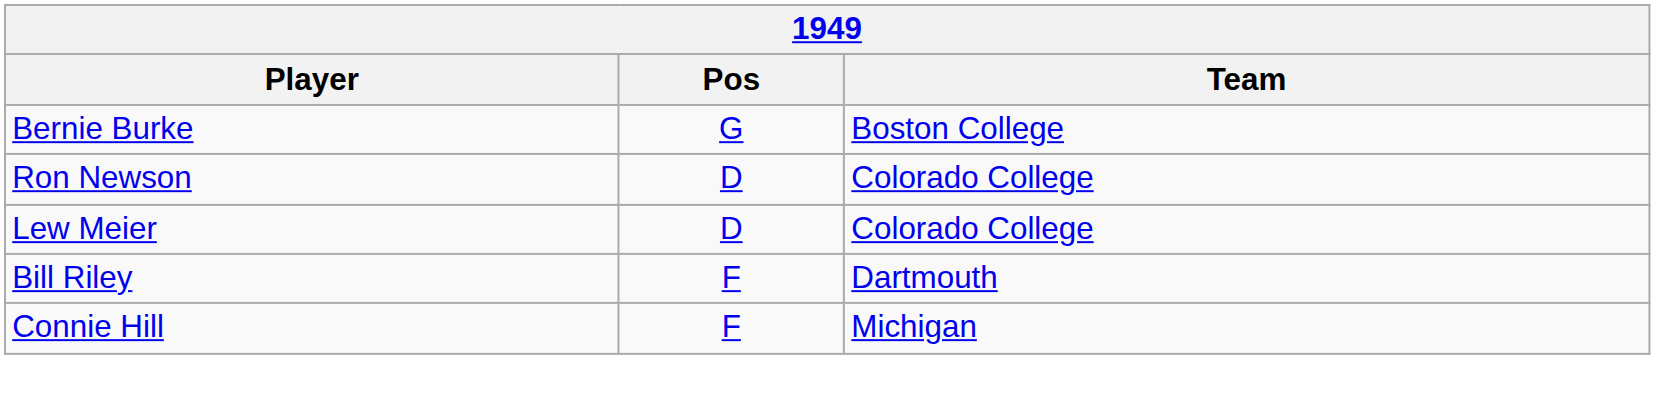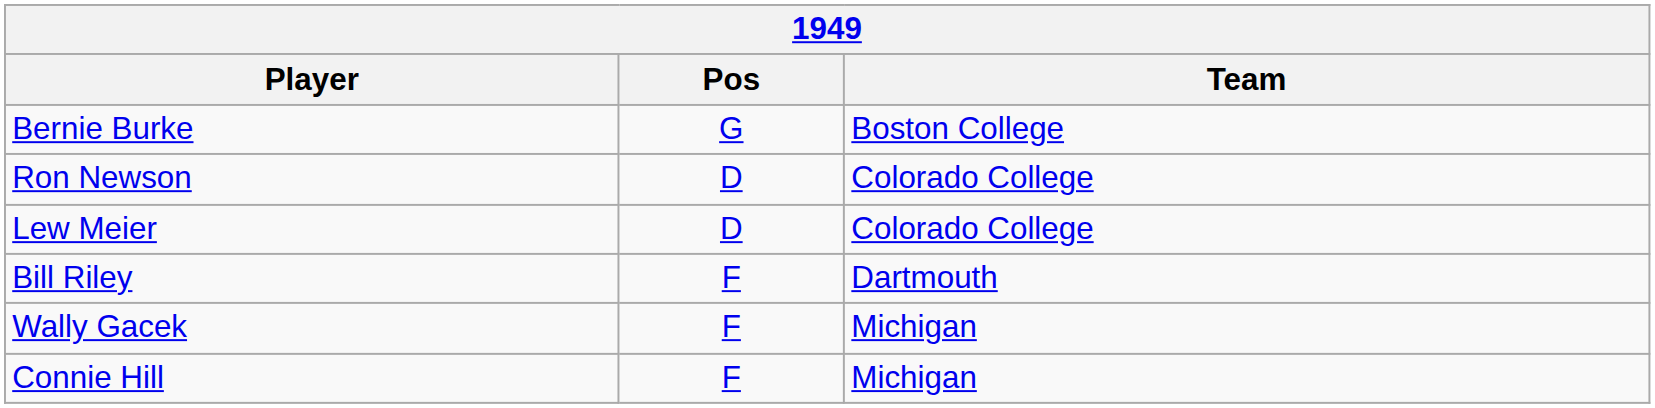+ row: (100, 327)
